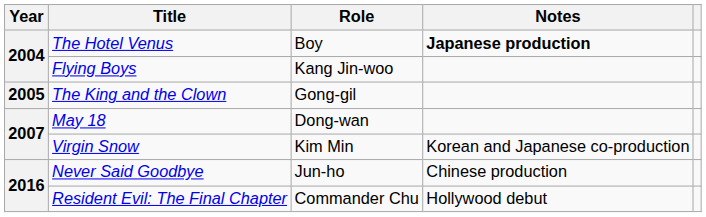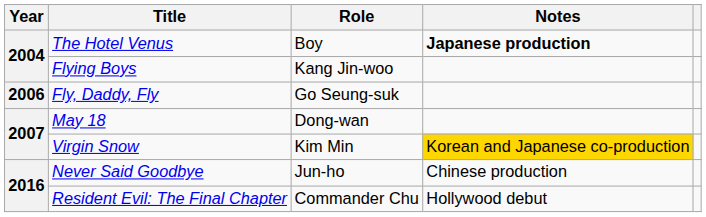- row: (139, 95)
+ row: (105, 95)
(558, 146) no background -> (558, 146) gold background
